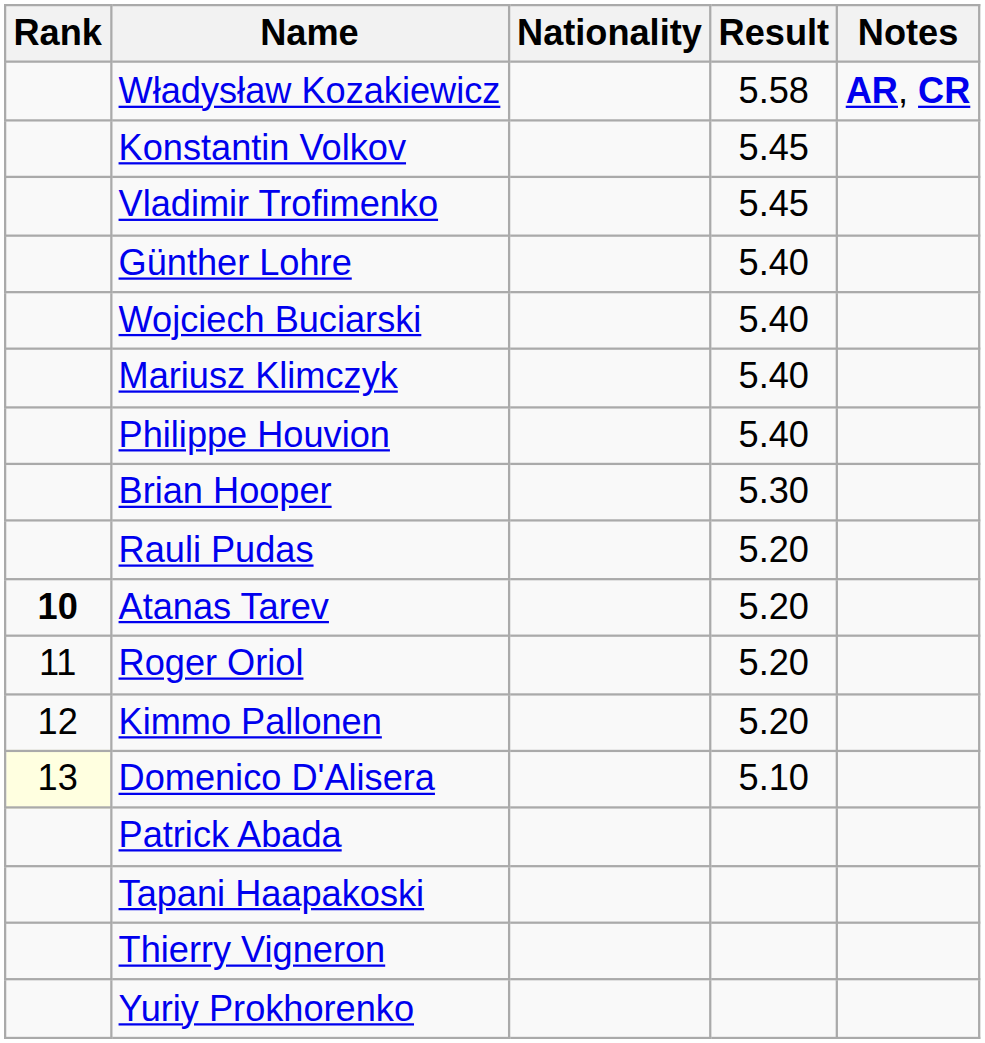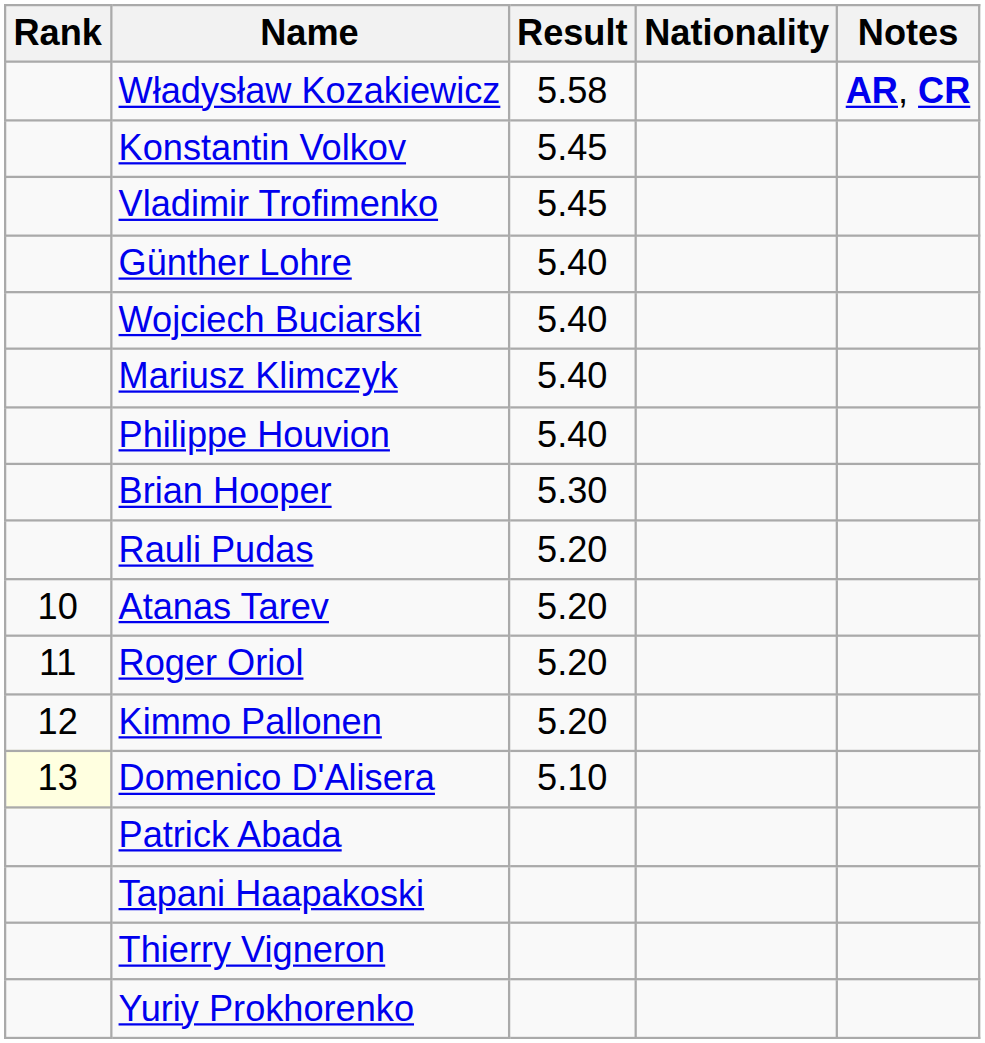columns swapped: (609, 33) <-> (774, 33)
(58, 606) bold -> (58, 606) normal
